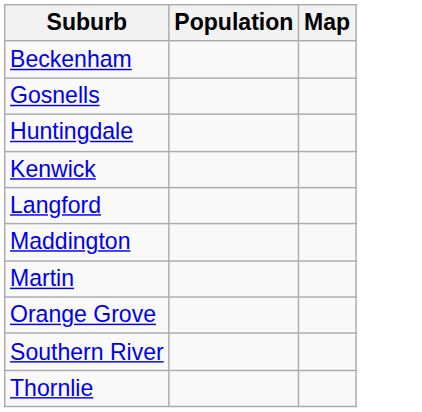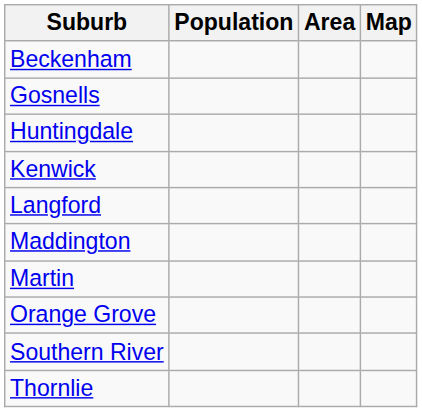+ column: (330, 22)
